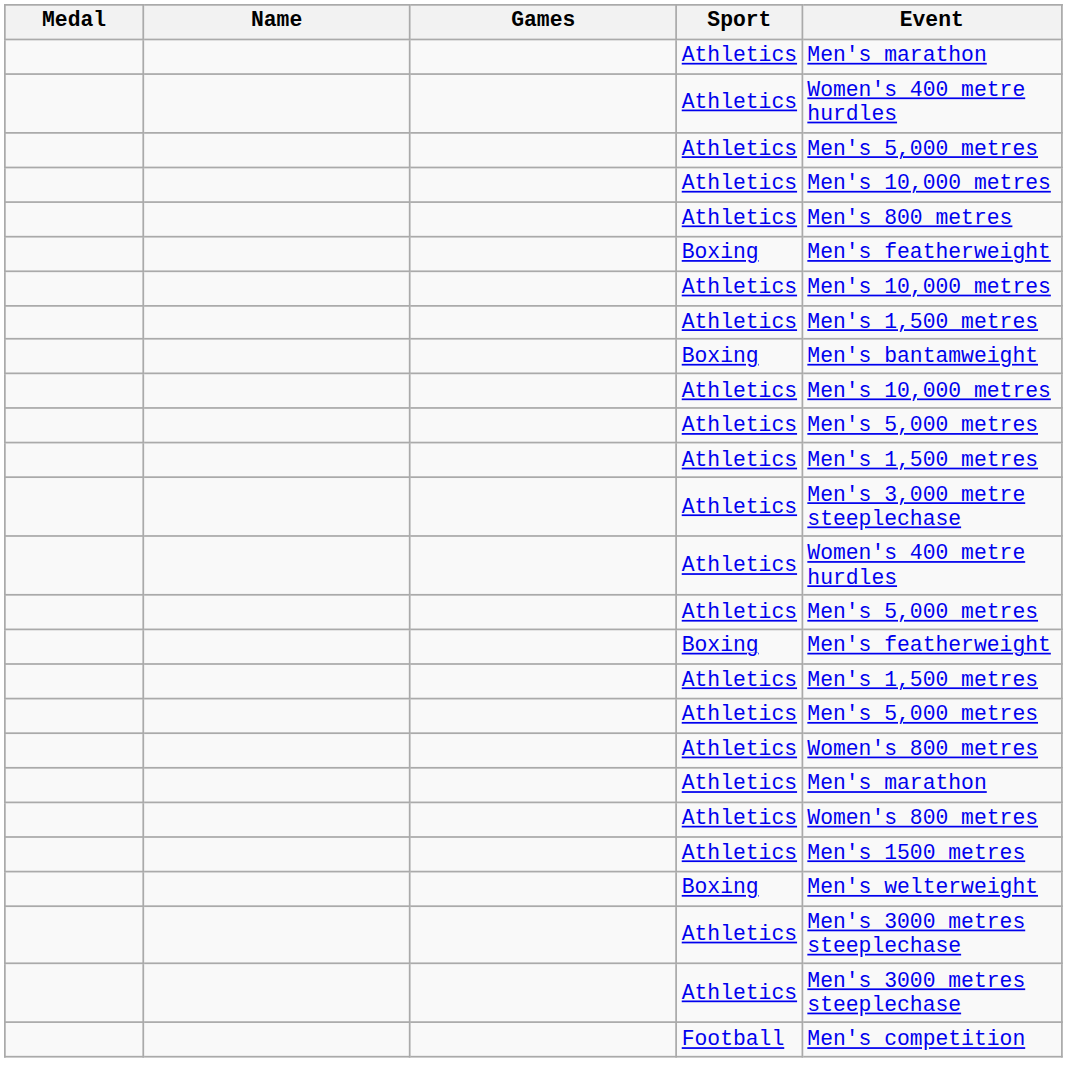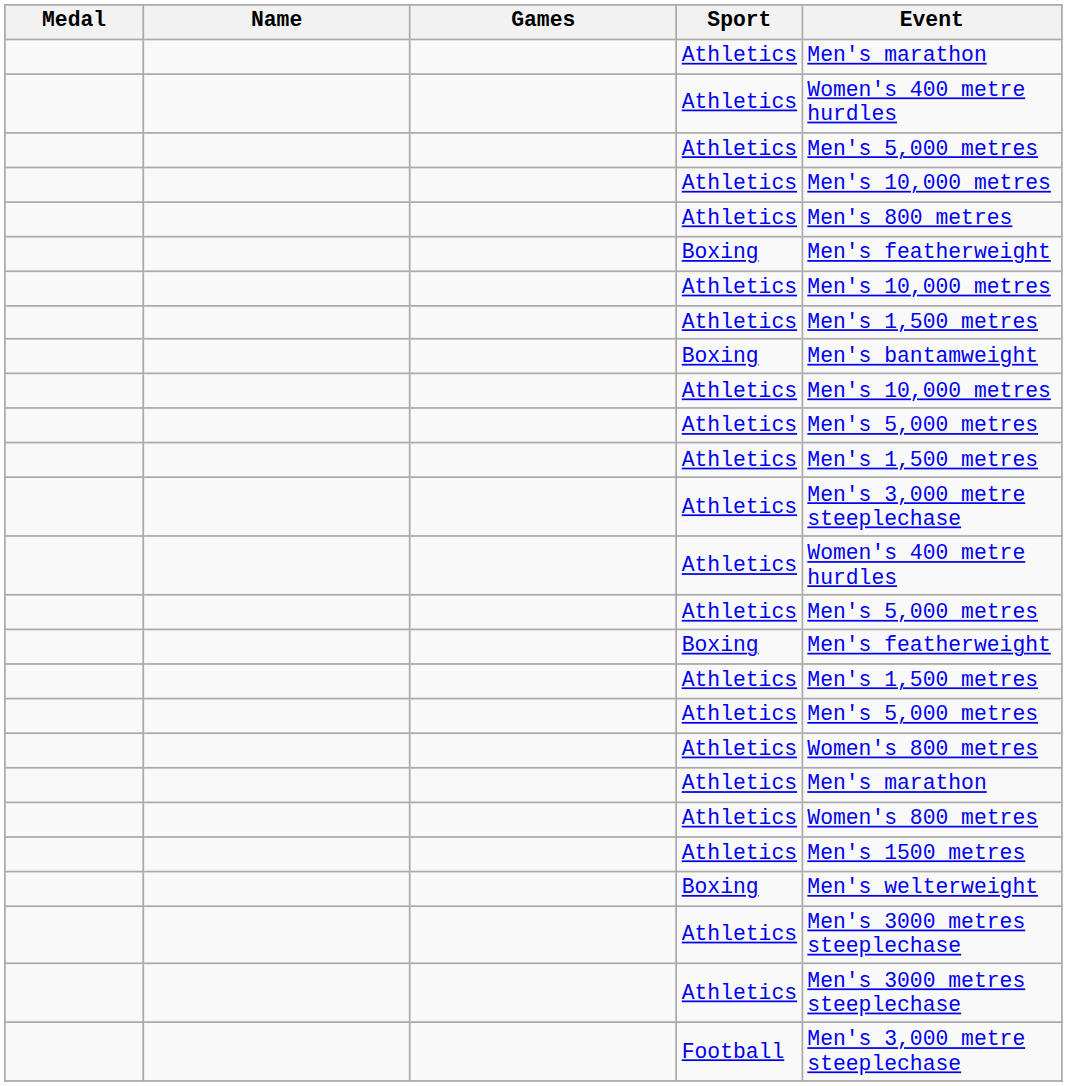(916, 1040) Men's competition -> (916, 1052) Men's 3,000 metre steeplechase
